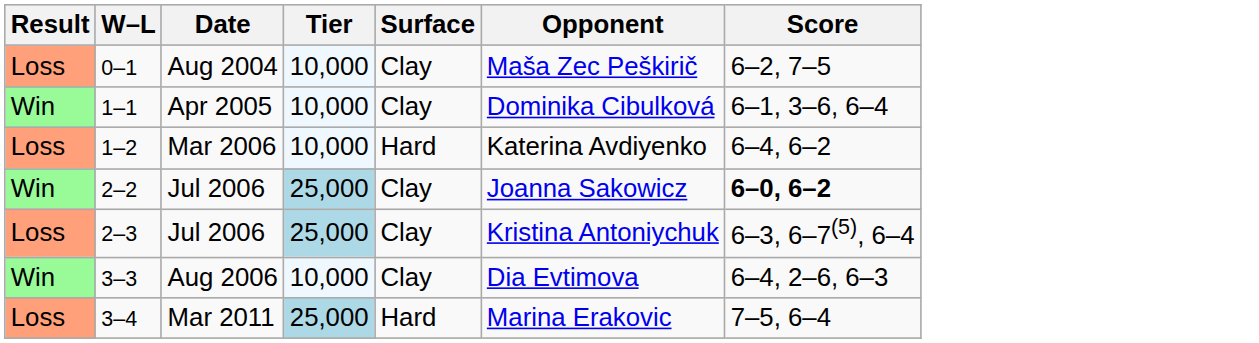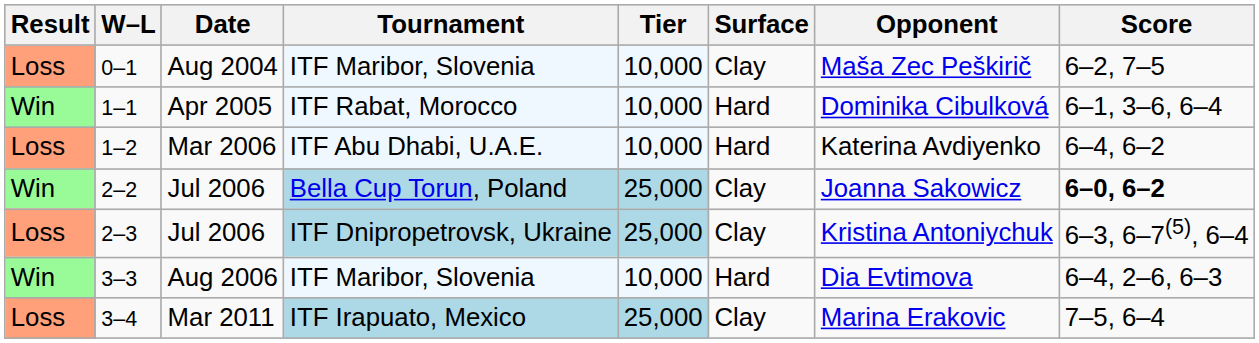+ column: (451, 24)
(406, 106) Clay -> (742, 106) Hard
(406, 277) Clay -> (742, 277) Hard
(408, 317) Hard -> (740, 317) Clay
